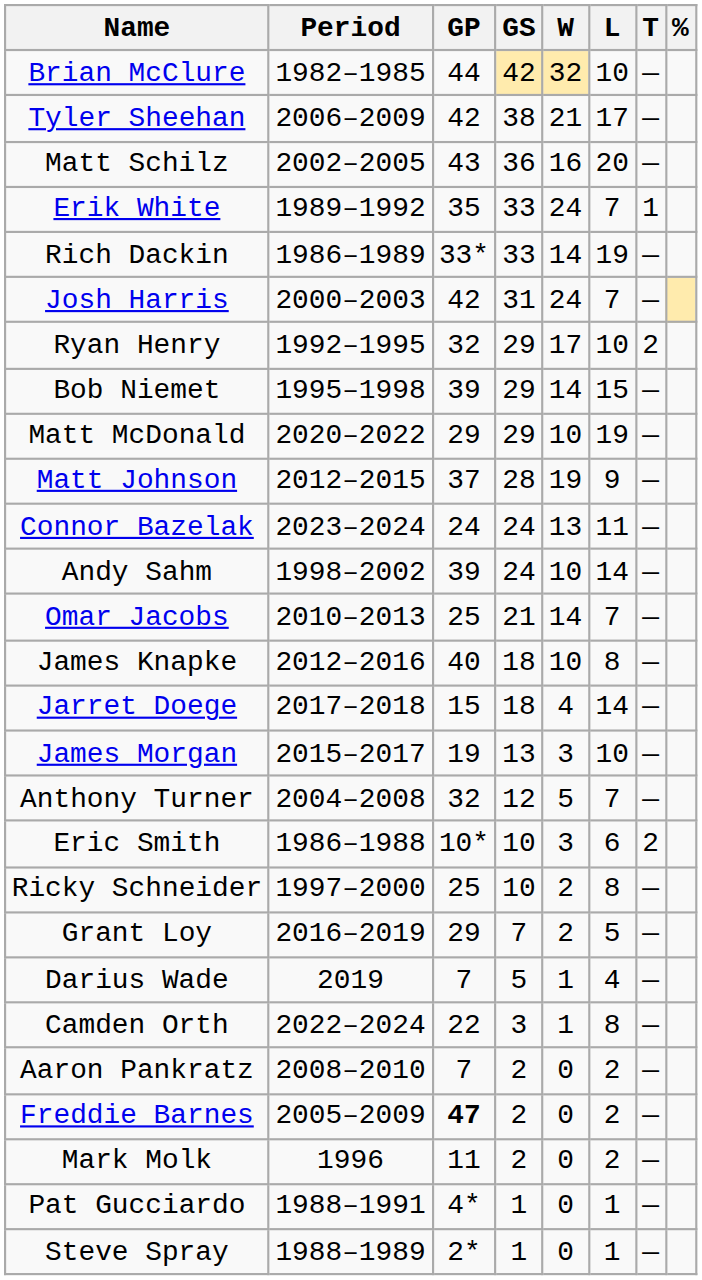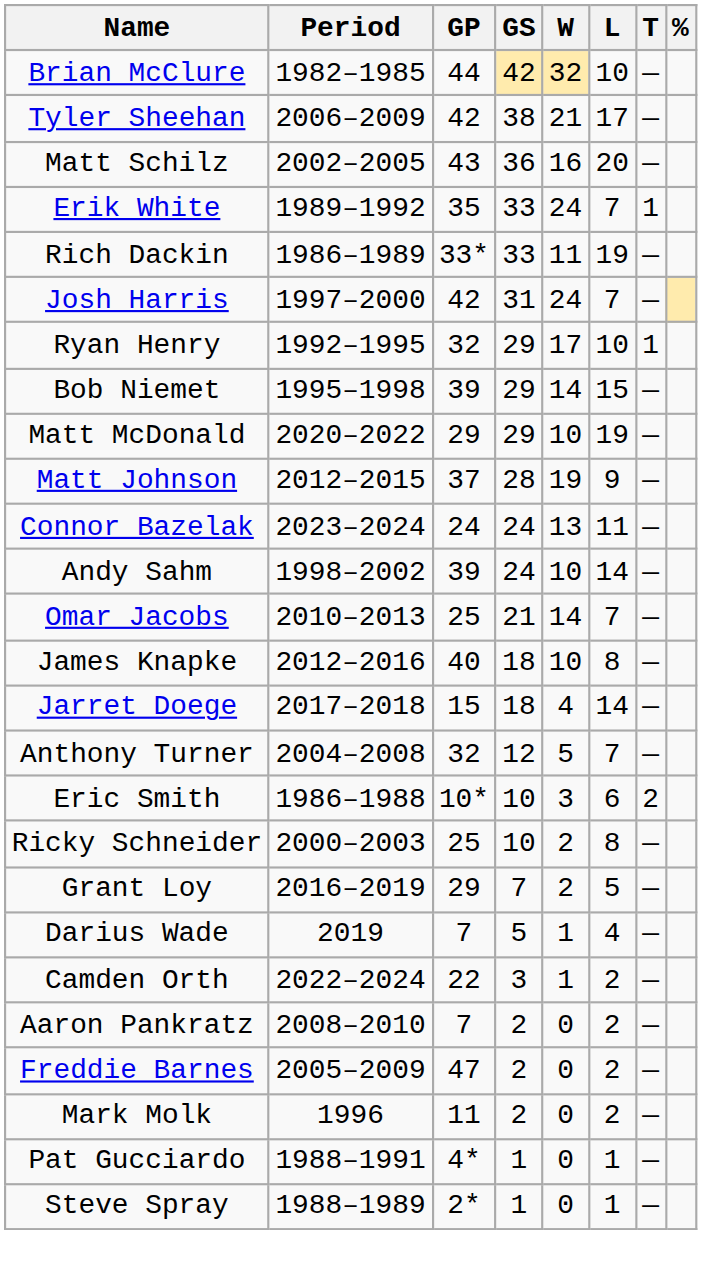(566, 254) 14 -> (566, 254) 11
(351, 300) 2000–2003 -> (351, 300) 1997–2000
(651, 345) 2 -> (651, 345) 1
- row: (137, 753)
(351, 889) 1997–2000 -> (351, 844) 2000–2003
(612, 1025) 8 -> (612, 980) 2
(464, 1116) bold -> (464, 1071) normal
